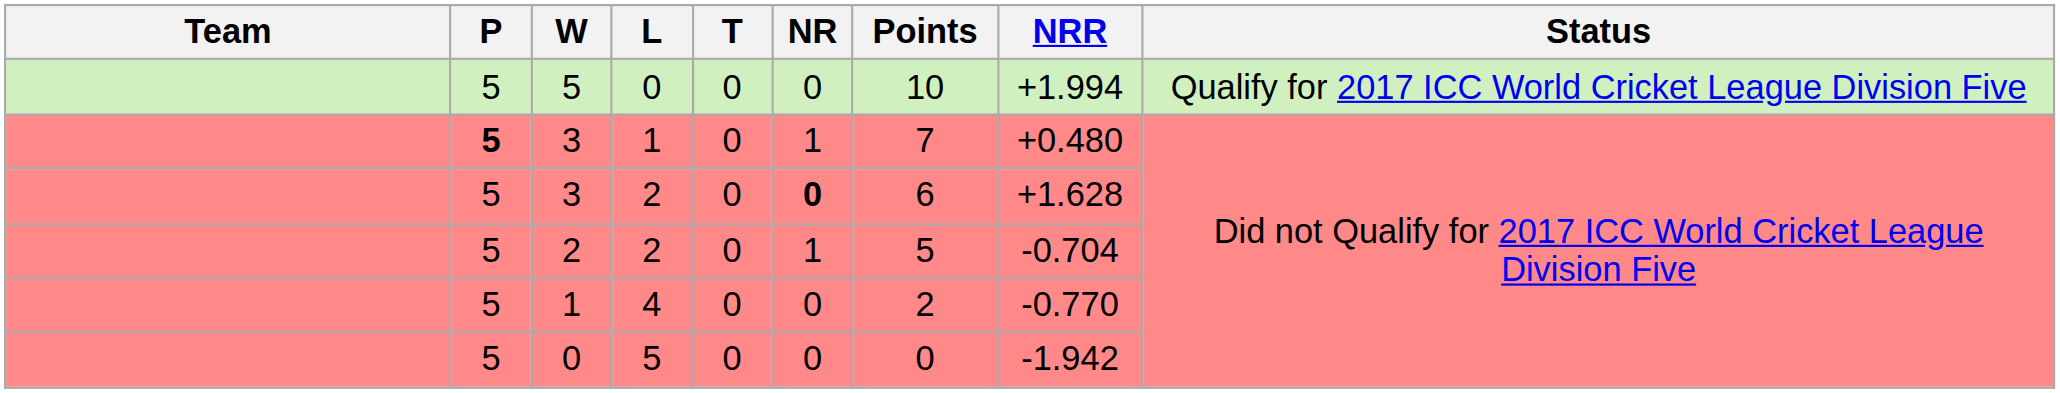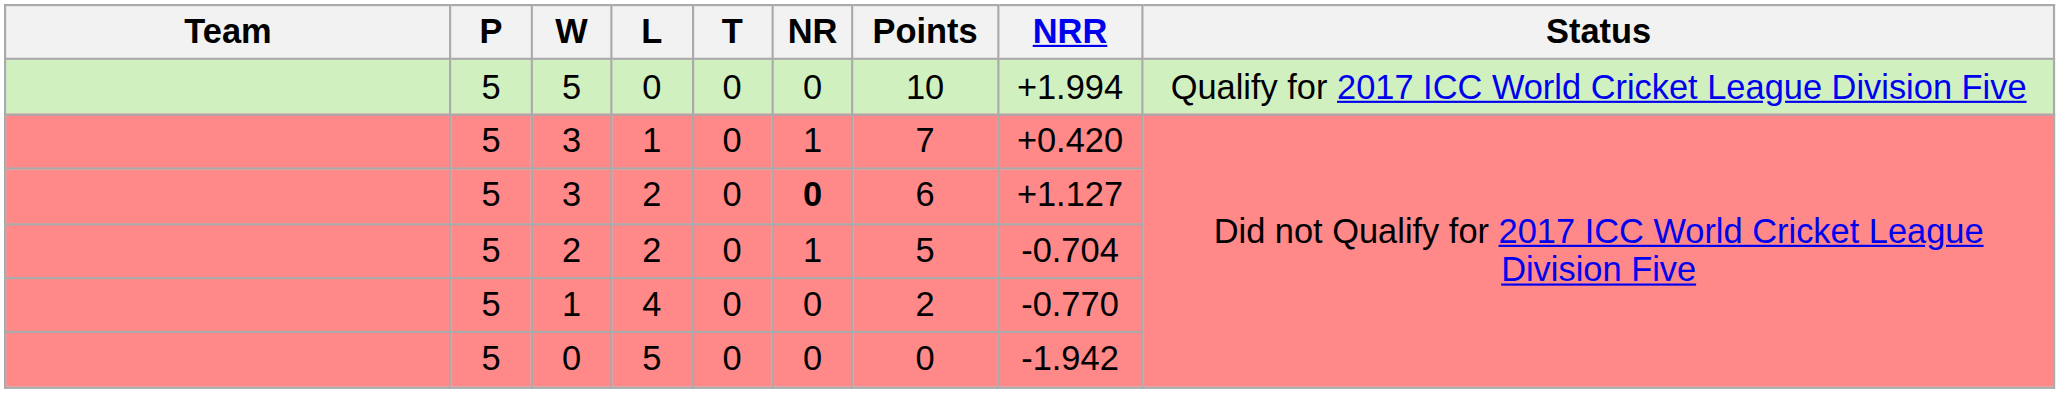(491, 140) bold -> (491, 140) normal
(1070, 140) +0.480 -> (1070, 140) +0.420
(1070, 195) +1.628 -> (1070, 195) +1.127
